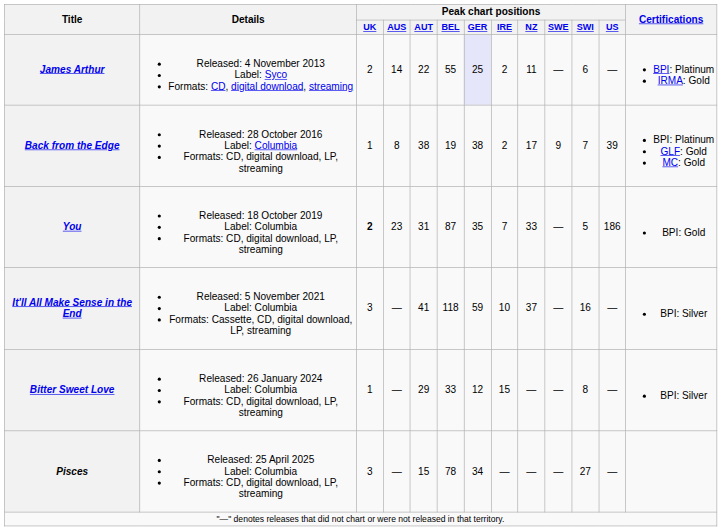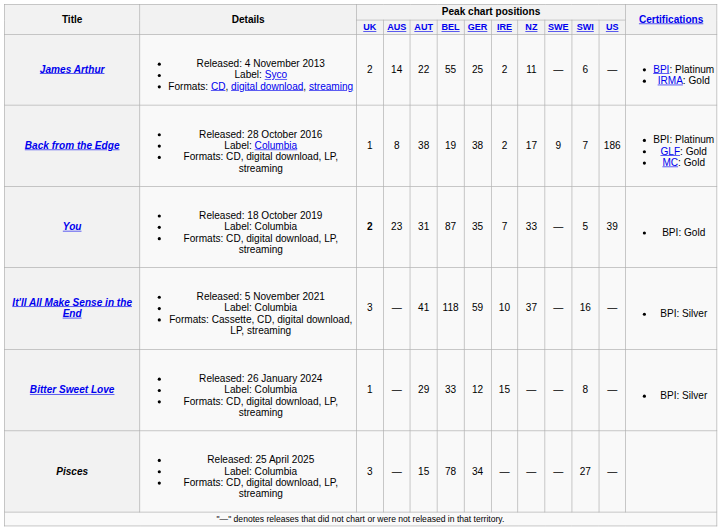(478, 69) lavender background -> (478, 69) no background
(612, 145) 39 -> (612, 145) 186
(612, 227) 186 -> (612, 227) 39
